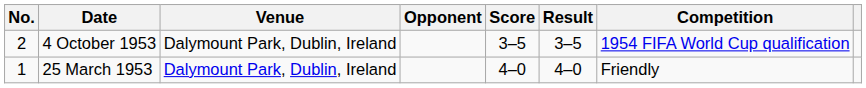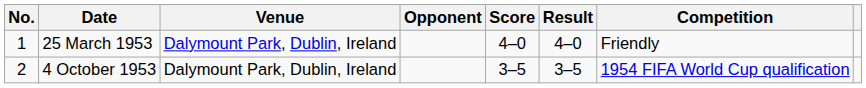rows swapped: (97, 69) <-> (99, 43)
